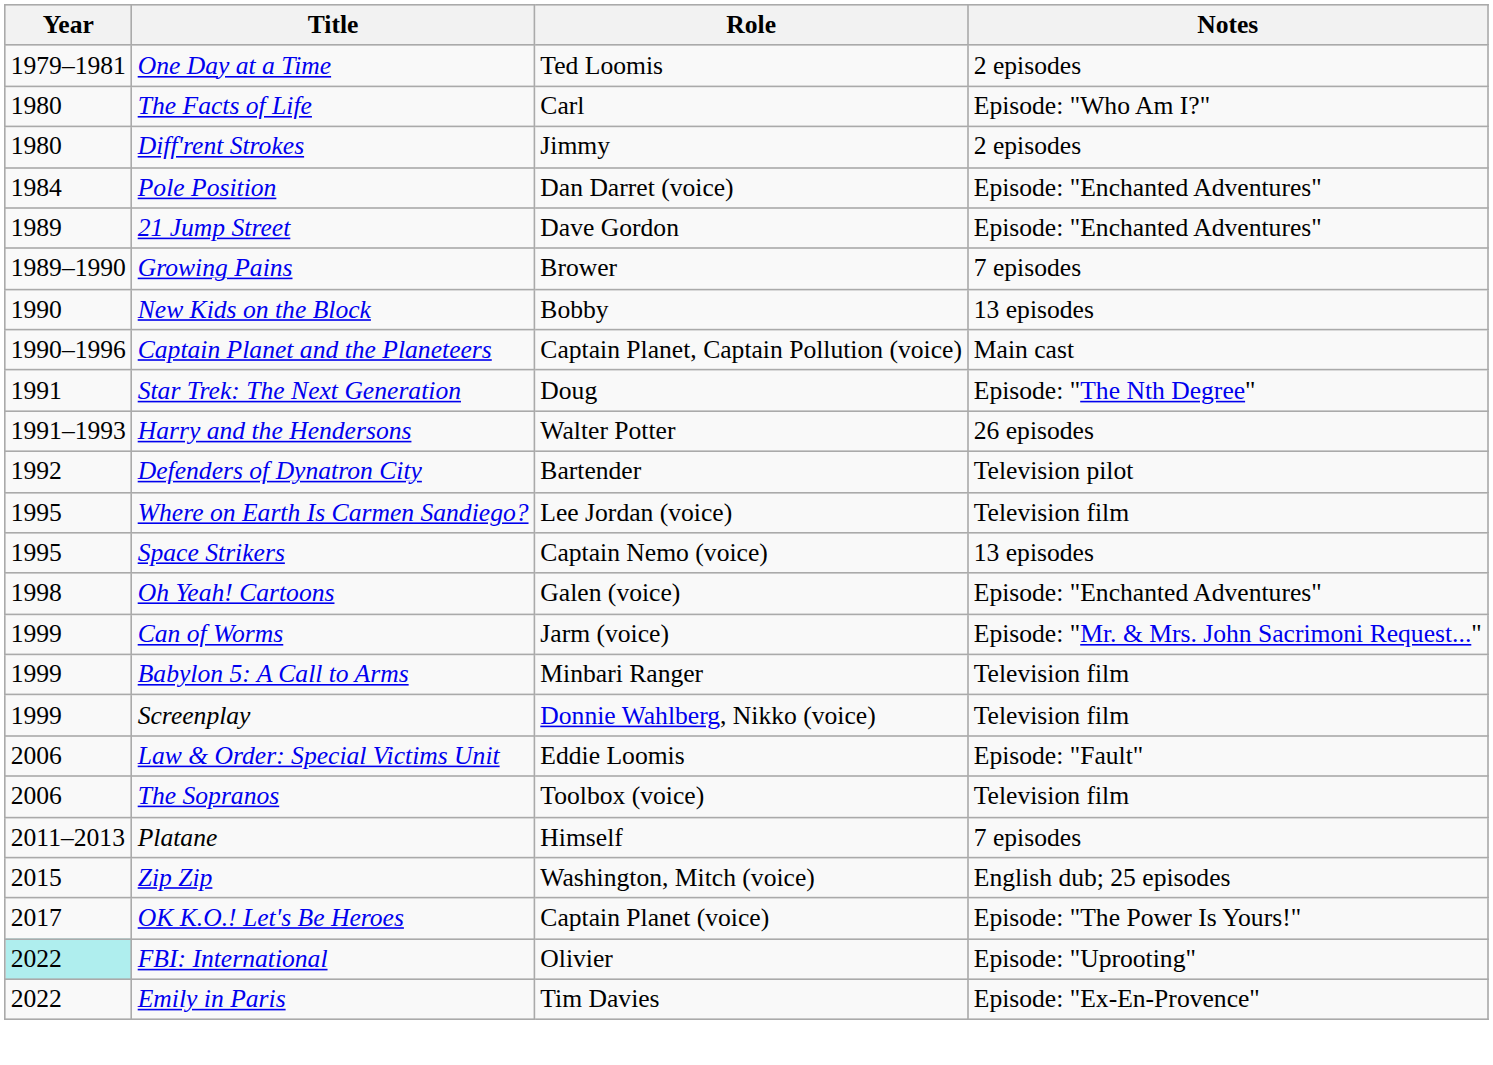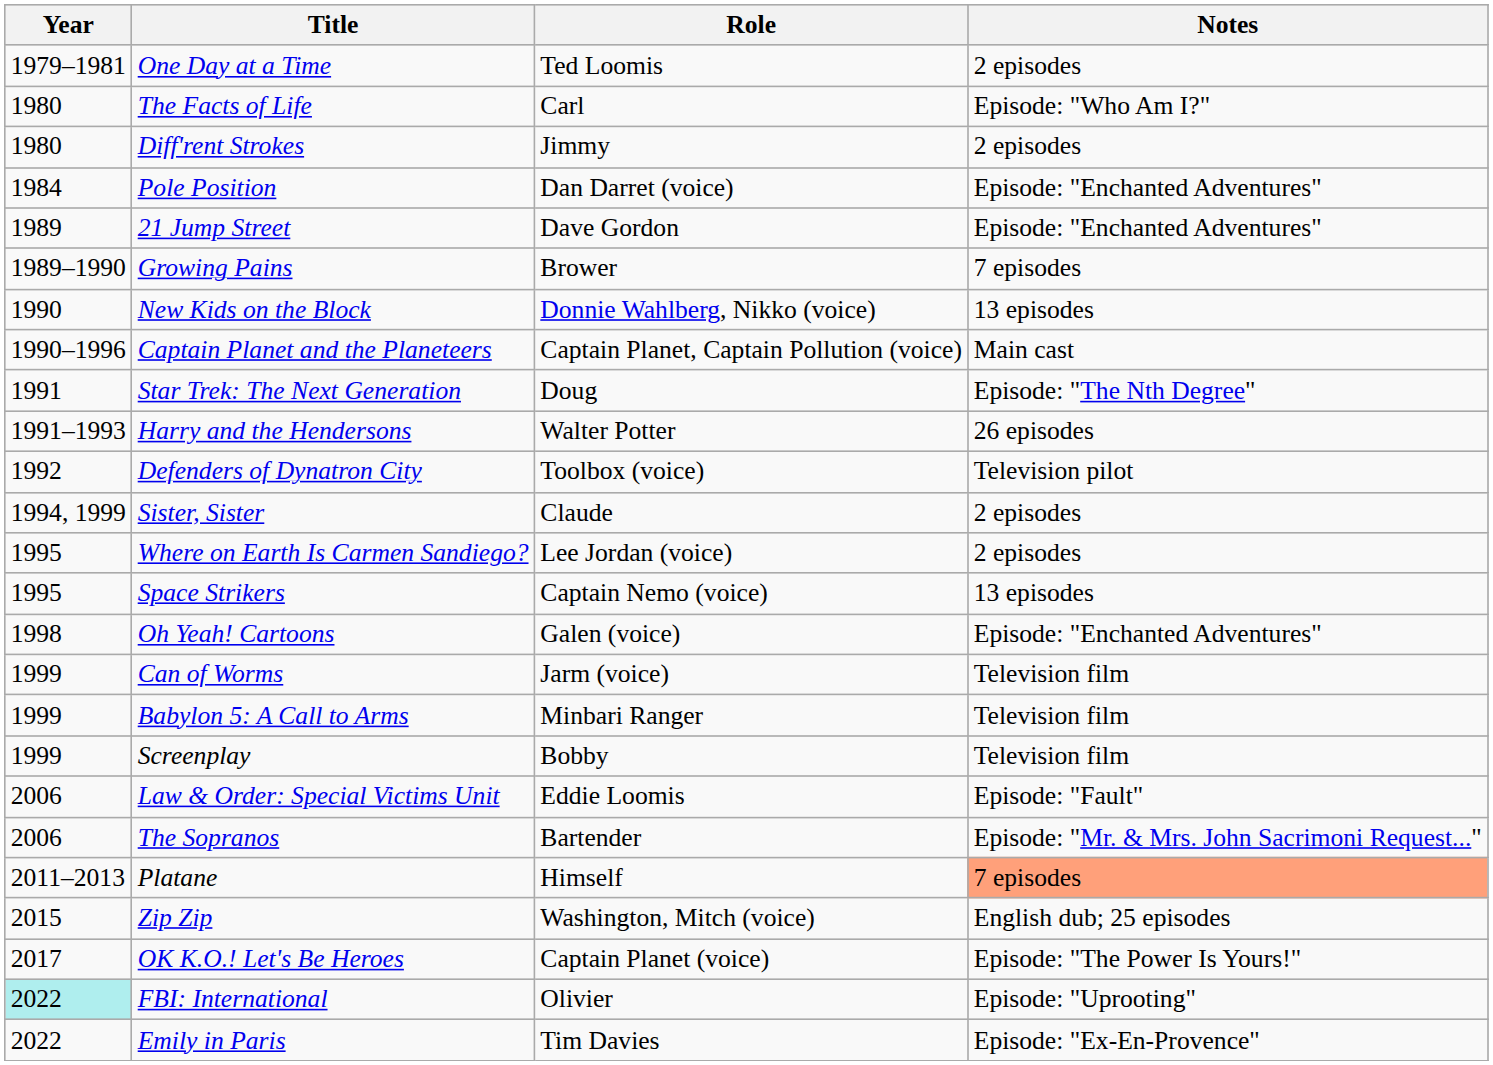(574, 308) Bobby -> (708, 308) Donnie Wahlberg, Nikko (voice)
(591, 471) Bartender -> (622, 471) Toolbox (voice)
+ row: (201, 512)
(1051, 512) Television film -> (1027, 552) 2 episodes
(1228, 633) Episode: "Mr. & Mrs. John Sacrimoni Request..." -> (1051, 674) Television film
(708, 715) Donnie Wahlberg, Nikko (voice) -> (574, 755) Bobby
(622, 796) Toolbox (voice) -> (591, 836) Bartender
(1051, 796) Television film -> (1228, 836) Episode: "Mr. & Mrs. John Sacrimoni Request..."
(1027, 836) no background -> (1027, 877) lightsalmon background
